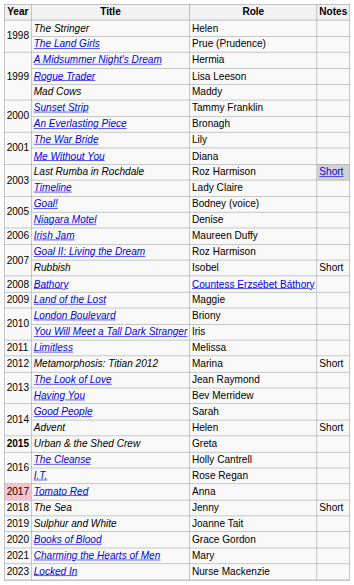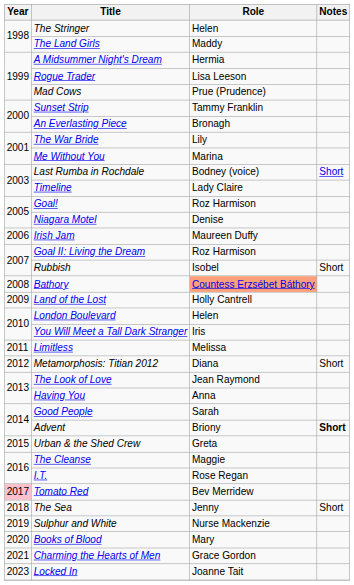(229, 44) Prue (Prudence) -> (207, 44) Maddy
(207, 92) Maddy -> (229, 92) Prue (Prudence)
(205, 156) Diana -> (207, 156) Marina
(224, 172) Roz Harmison -> (226, 172) Bodney (voice)
(331, 172) lightgrey background -> (331, 172) no background
(226, 204) Bodney (voice) -> (224, 204) Roz Harmison
(253, 284) no background -> (253, 284) lightsalmon background
(208, 300) Maggie -> (222, 300) Holly Cantrell
(206, 316) Briony -> (205, 316) Helen
(207, 364) Marina -> (205, 364) Diana
(223, 396) Bev Merridew -> (204, 396) Anna
(205, 428) Helen -> (206, 428) Briony
(331, 428) normal -> (332, 428) bold
(18, 444) bold -> (18, 444) normal
(222, 460) Holly Cantrell -> (208, 460) Maggie
(204, 492) Anna -> (223, 492) Bev Merridew
(218, 524) Joanne Tait -> (231, 524) Nurse Mackenzie
(224, 540) Grace Gordon -> (203, 540) Mary
(203, 556) Mary -> (224, 556) Grace Gordon
(231, 572) Nurse Mackenzie -> (218, 572) Joanne Tait
